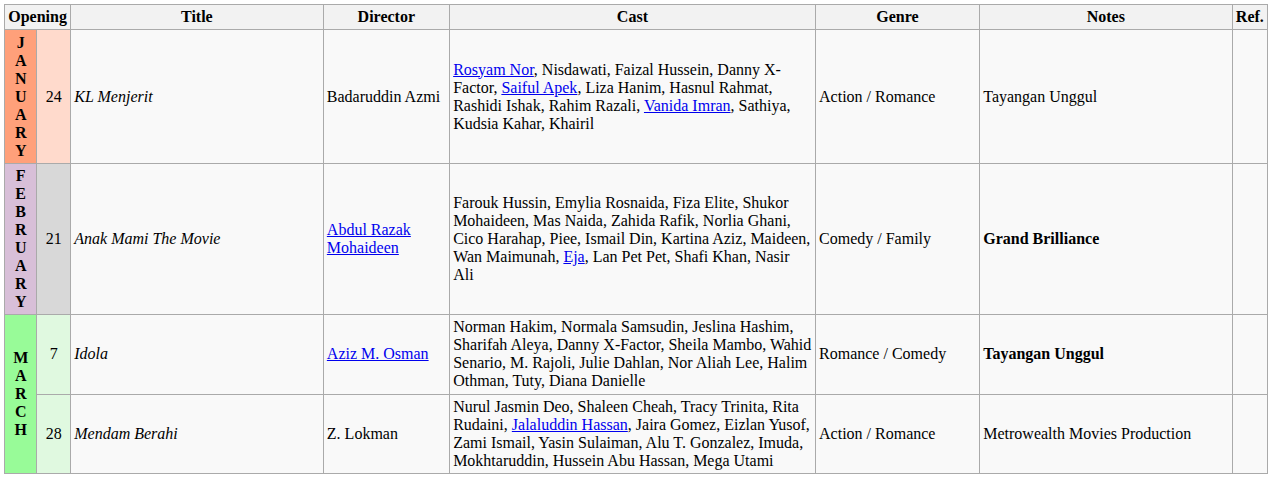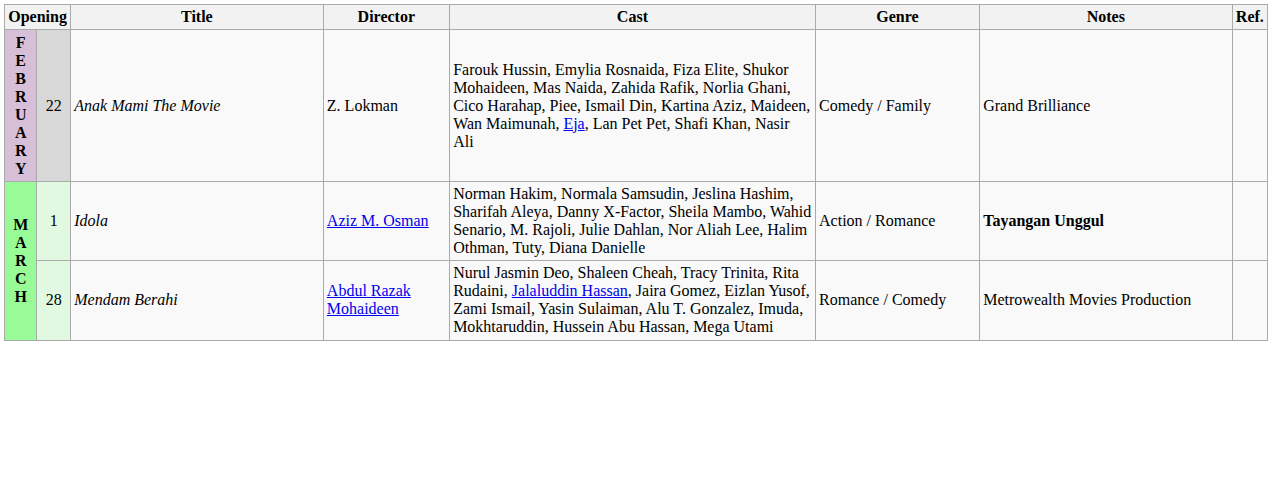- row: (113, 96)
(54, 238) 21 -> (54, 105) 22
(369, 238) Abdul Razak Mohaideen -> (362, 105) Z. Lokman
(1041, 238) bold -> (1037, 105) normal
(54, 354) 7 -> (54, 220) 1
(883, 354) Romance / Comedy -> (877, 220) Action / Romance
(362, 433) Z. Lokman -> (369, 300) Abdul Razak Mohaideen
(877, 433) Action / Romance -> (883, 300) Romance / Comedy
